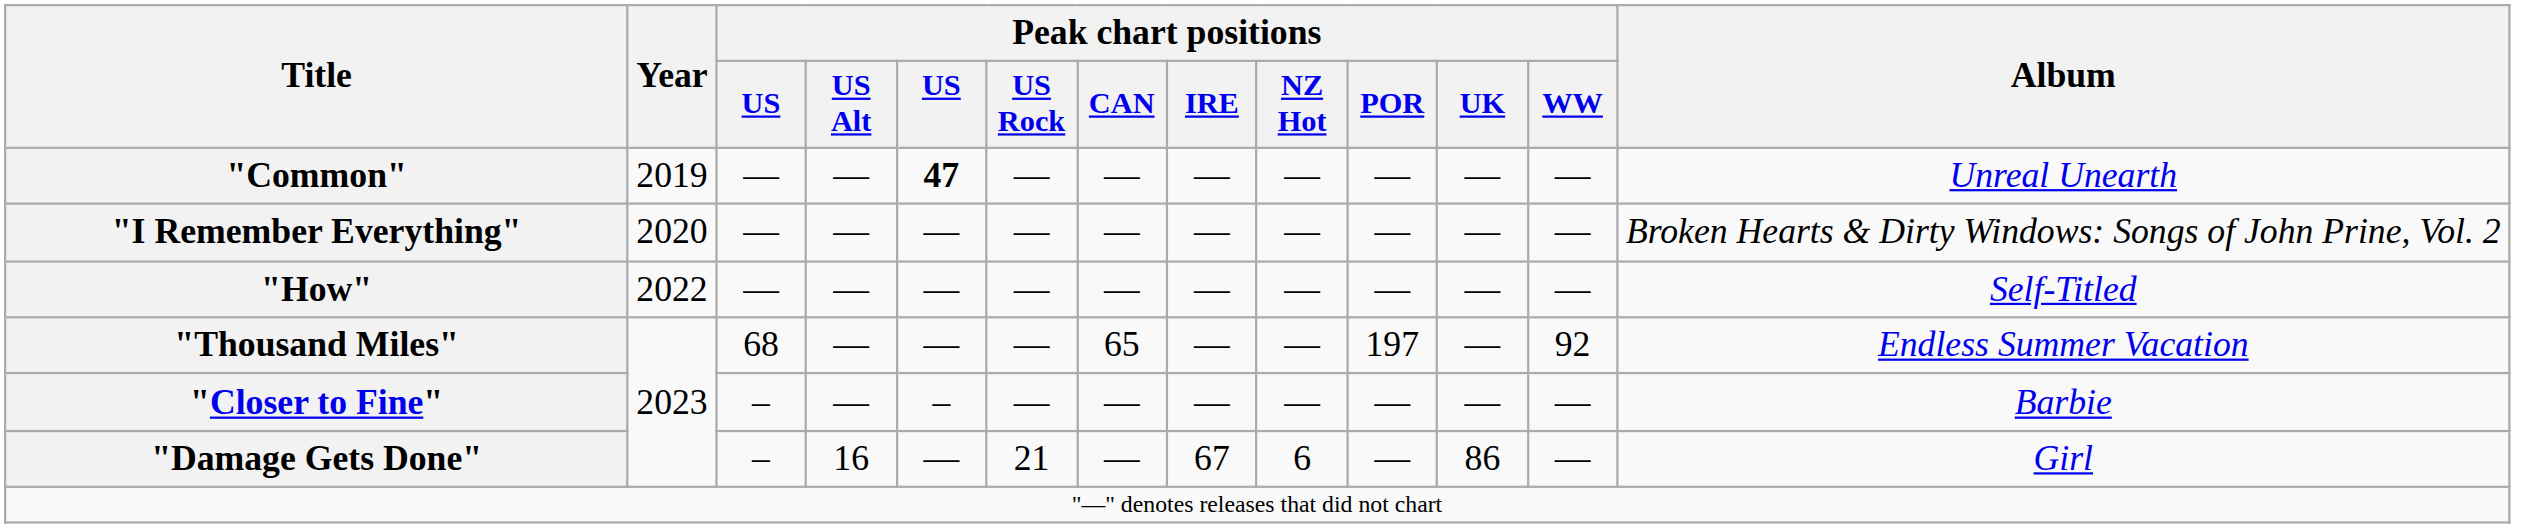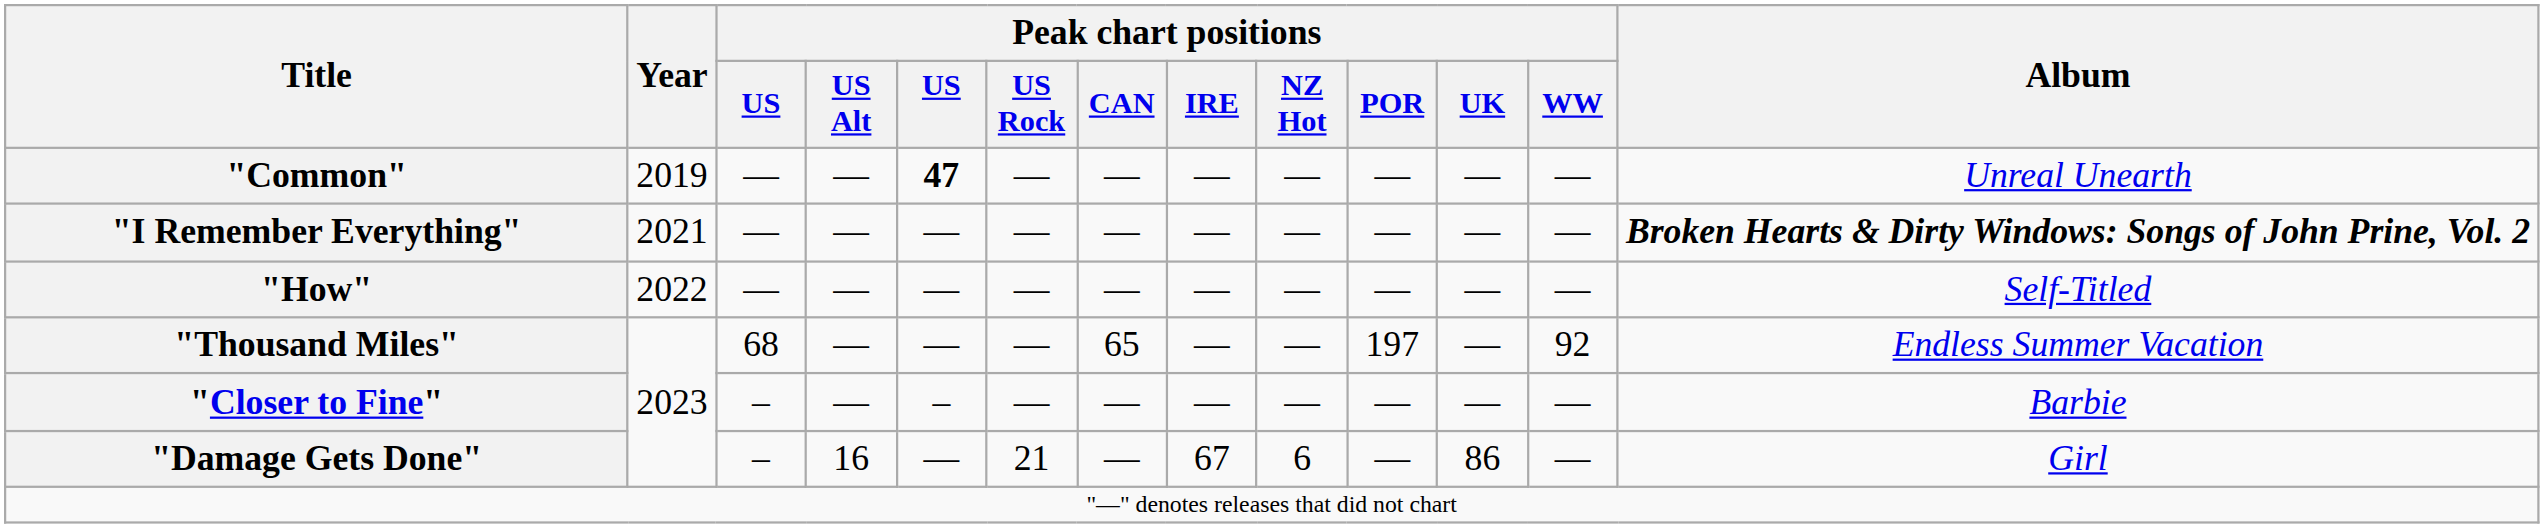(672, 231) 2020 -> (672, 231) 2021
(2063, 231) normal -> (2078, 231) bold
